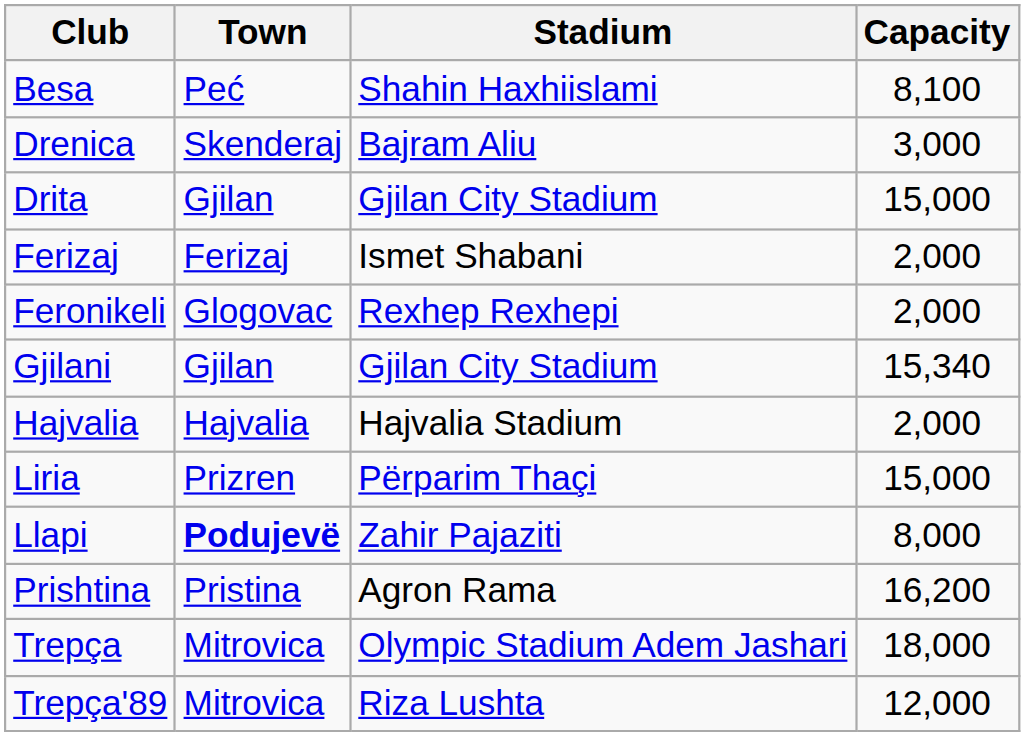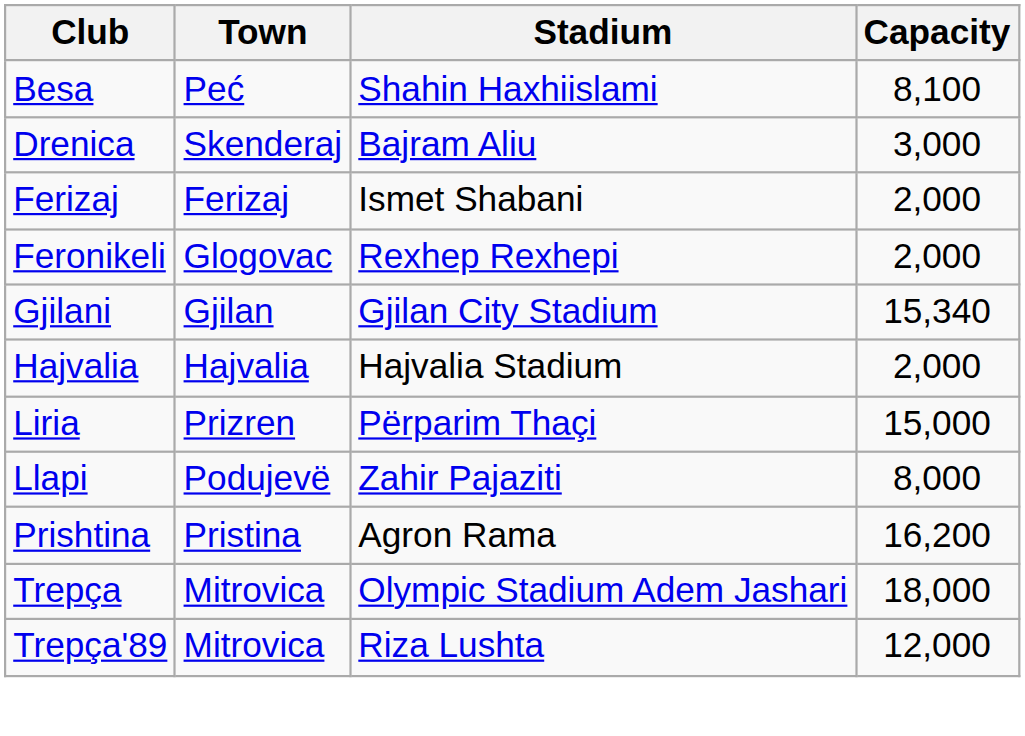- row: (50, 199)
(262, 534) bold -> (257, 479) normal
